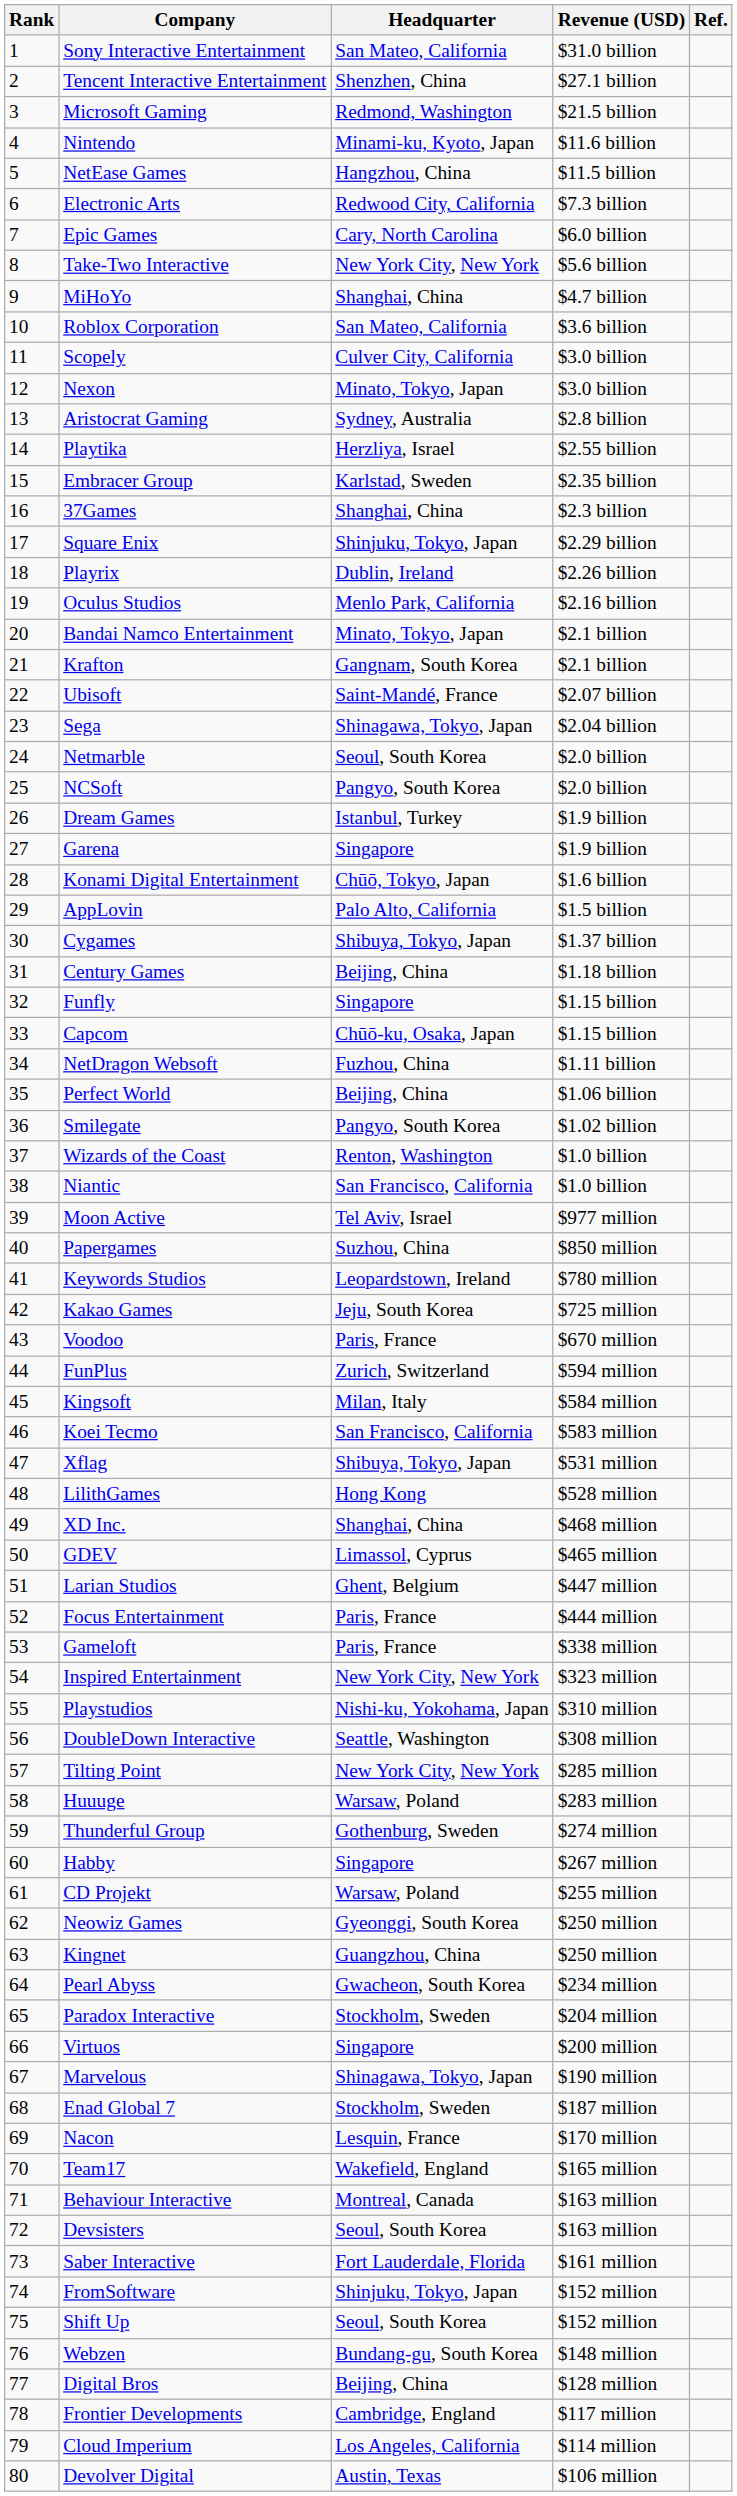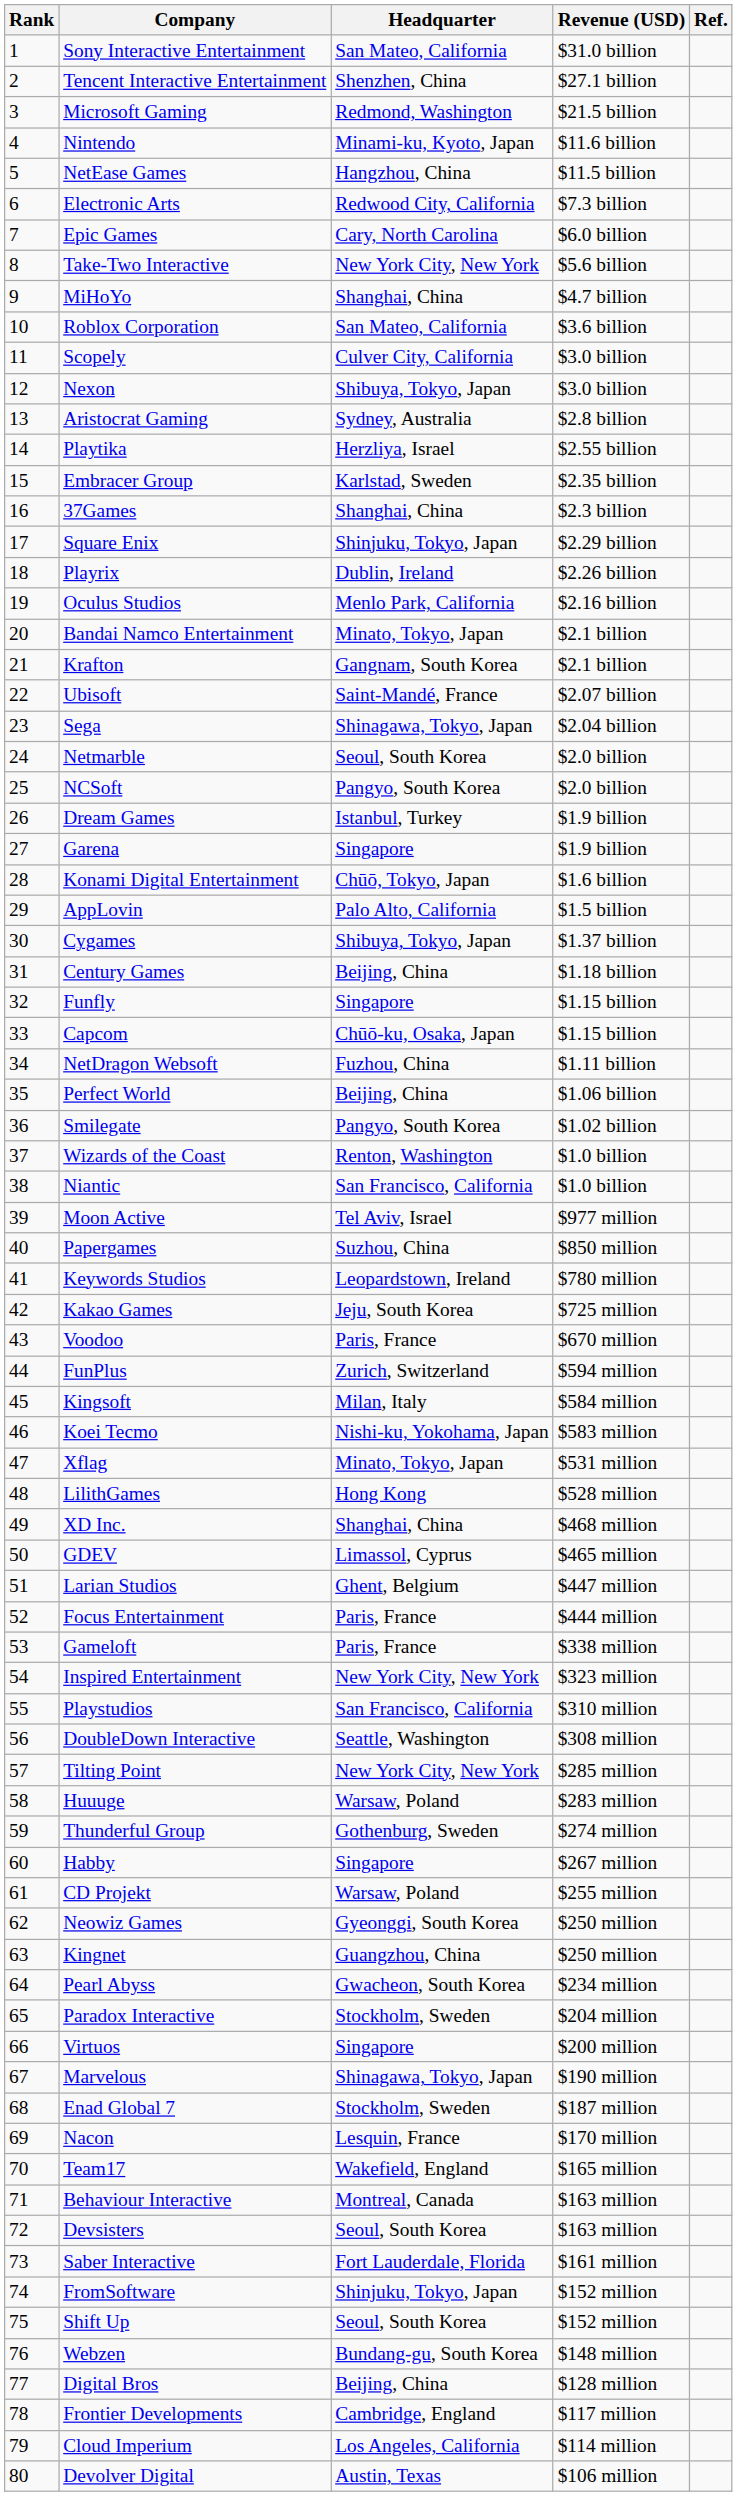(419, 388) Minato, Tokyo, Japan -> (423, 388) Shibuya, Tokyo, Japan
(434, 1432) San Francisco, California -> (442, 1432) Nishi-ku, Yokohama, Japan
(423, 1462) Shibuya, Tokyo, Japan -> (419, 1462) Minato, Tokyo, Japan
(442, 1708) Nishi-ku, Yokohama, Japan -> (434, 1708) San Francisco, California
